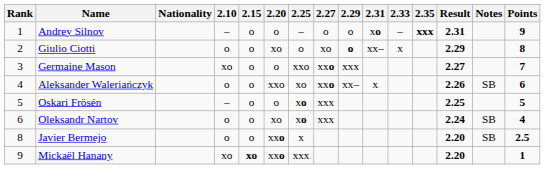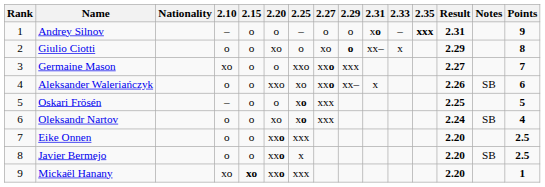+ row: (65, 137)
